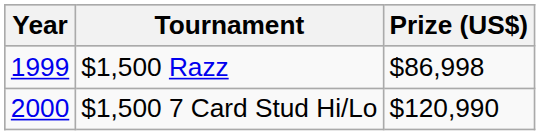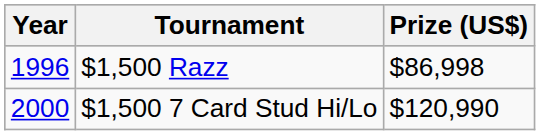(40, 66) 1999 -> (40, 66) 1996
